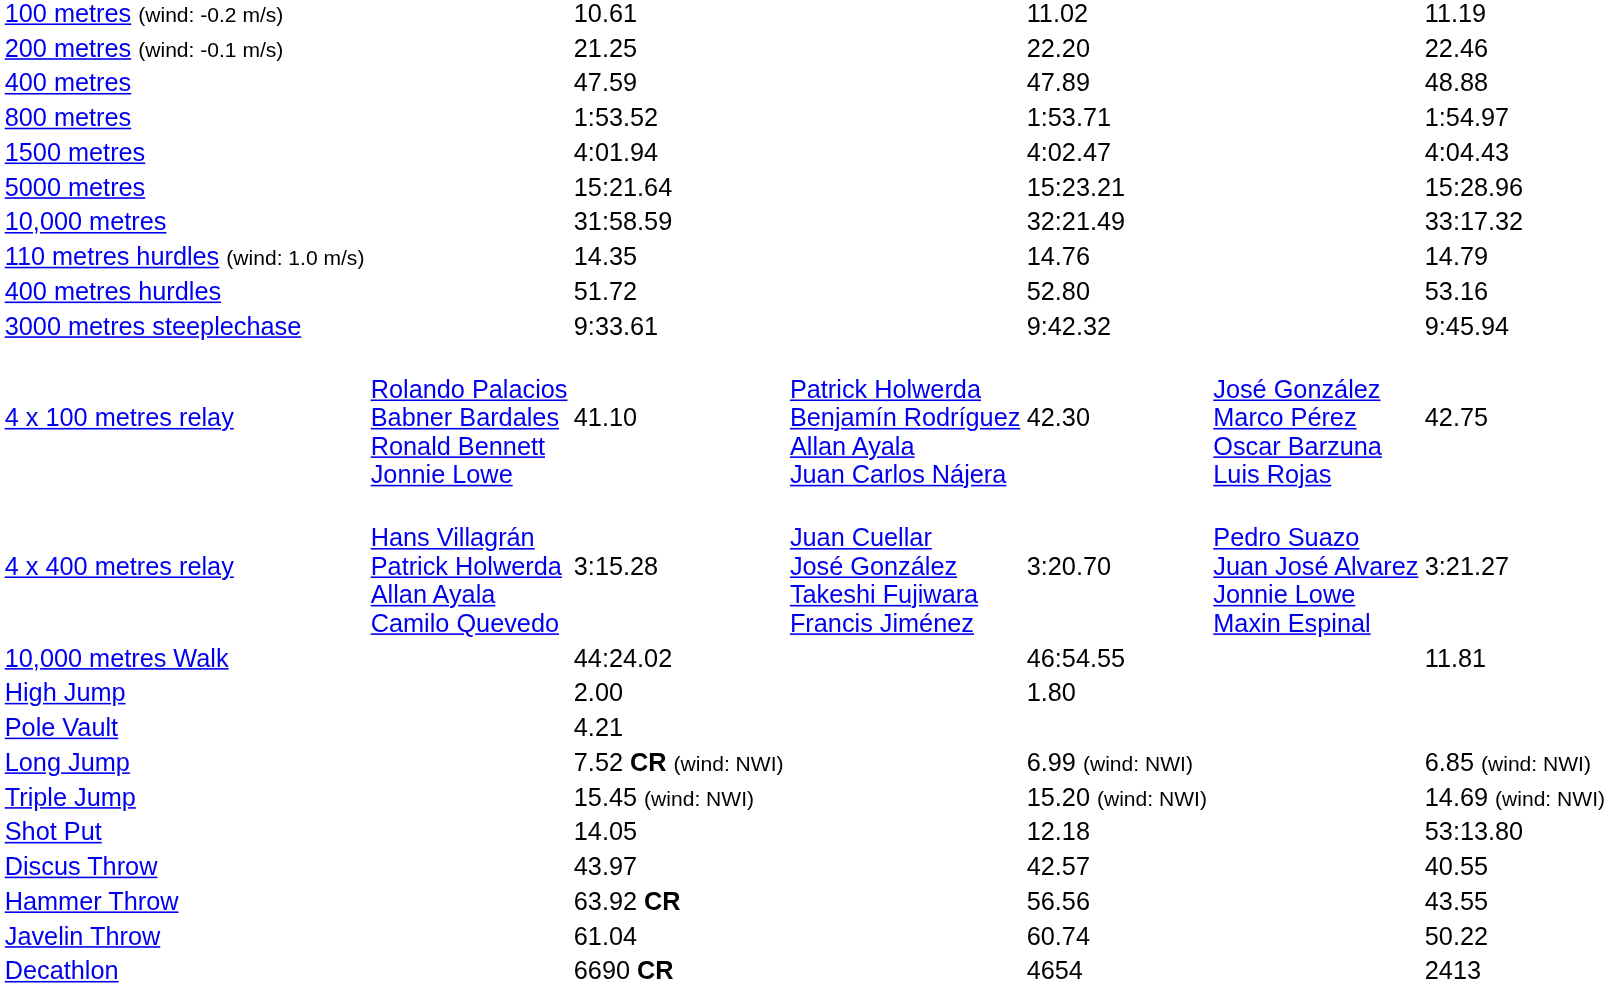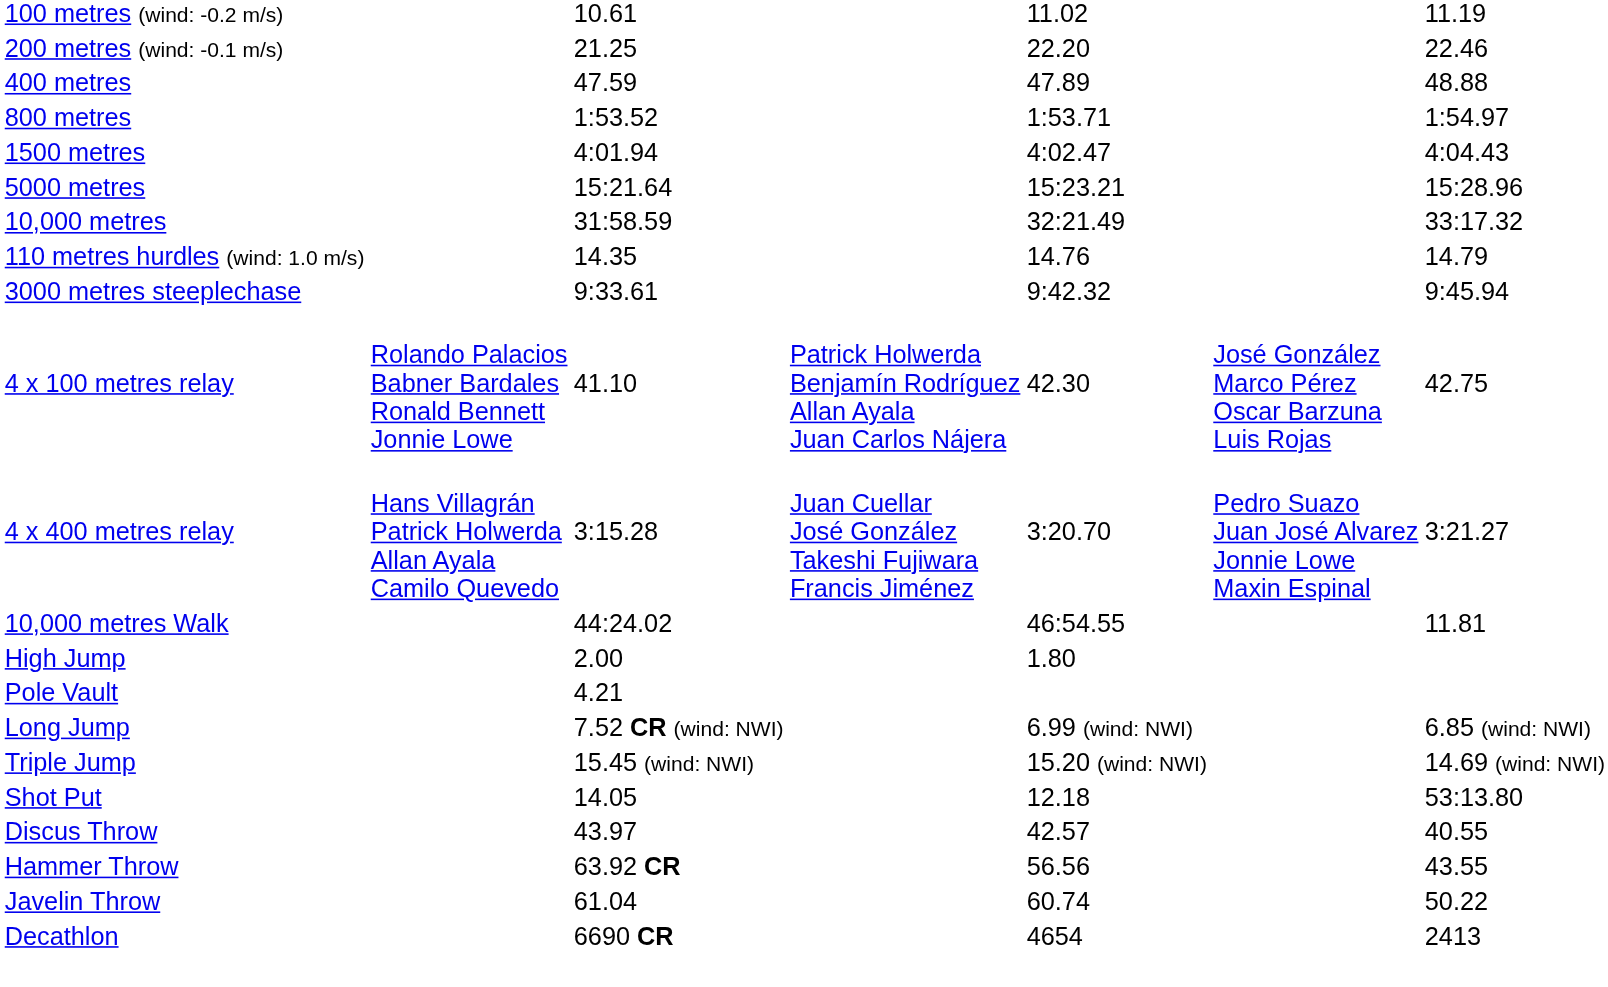- row: (113, 291)
